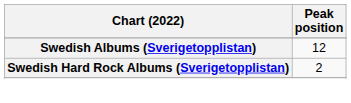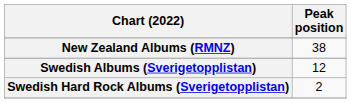+ row: (148, 48)
